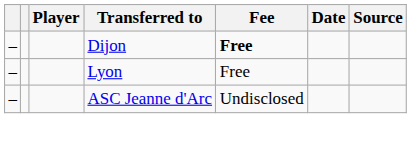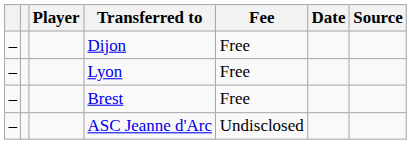(236, 44) bold -> (235, 44) normal
+ row: (105, 98)
